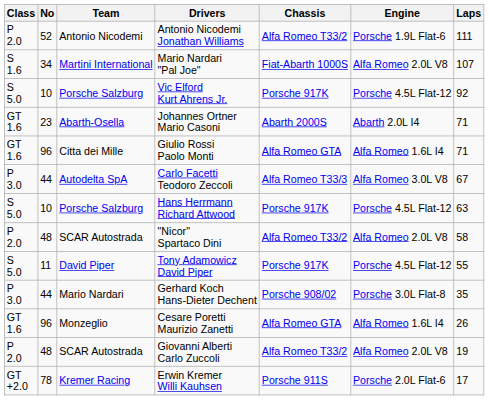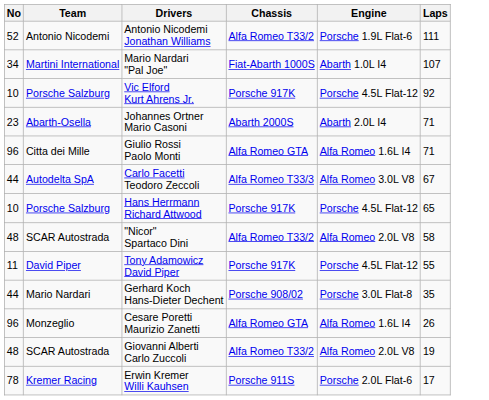- column: (21, 13)
(400, 64) Alfa Romeo 2.0L V8 -> (353, 64) Abarth 1.0L I4
(462, 208) 63 -> (429, 208) 65
